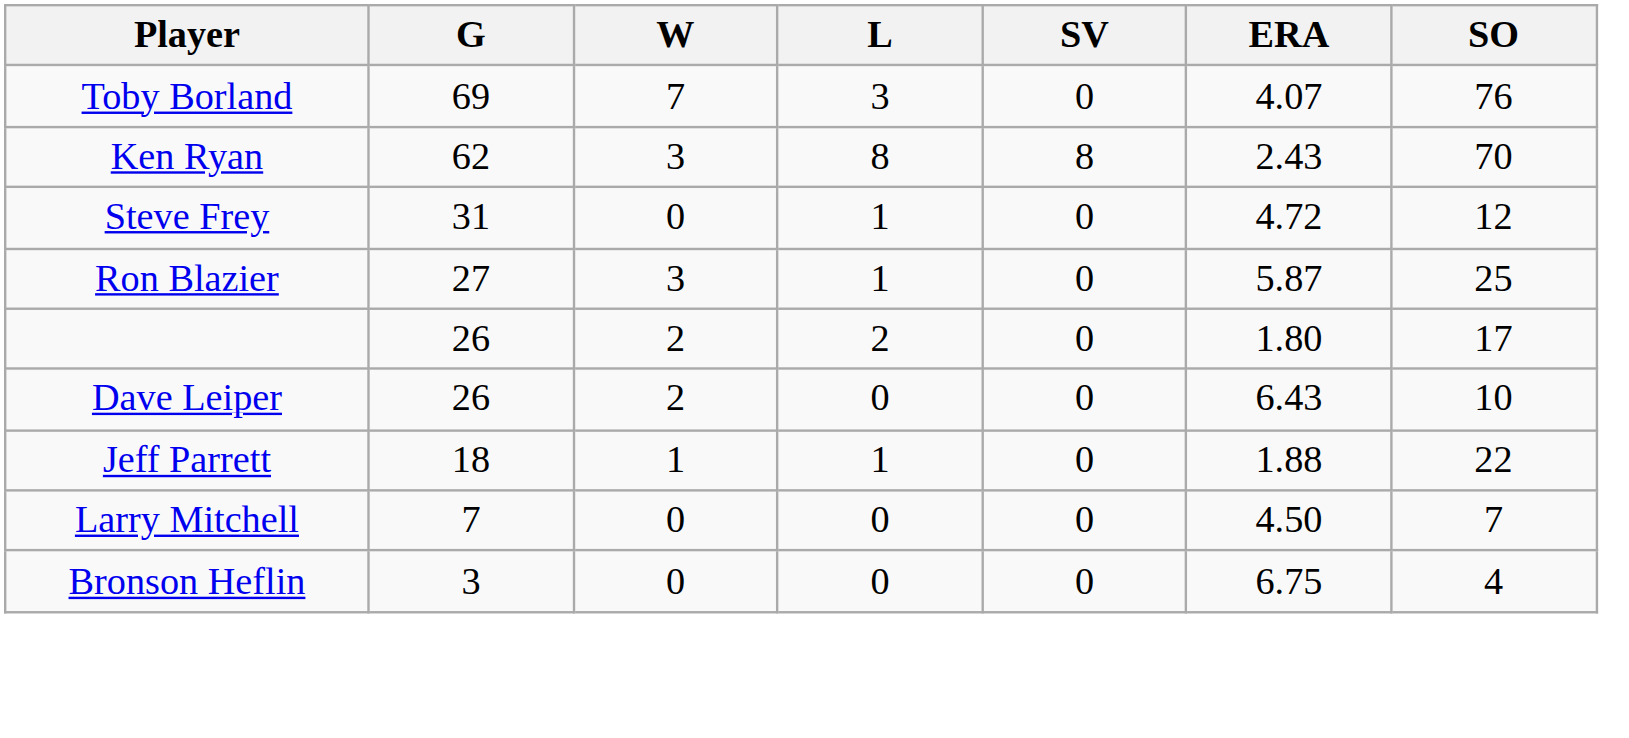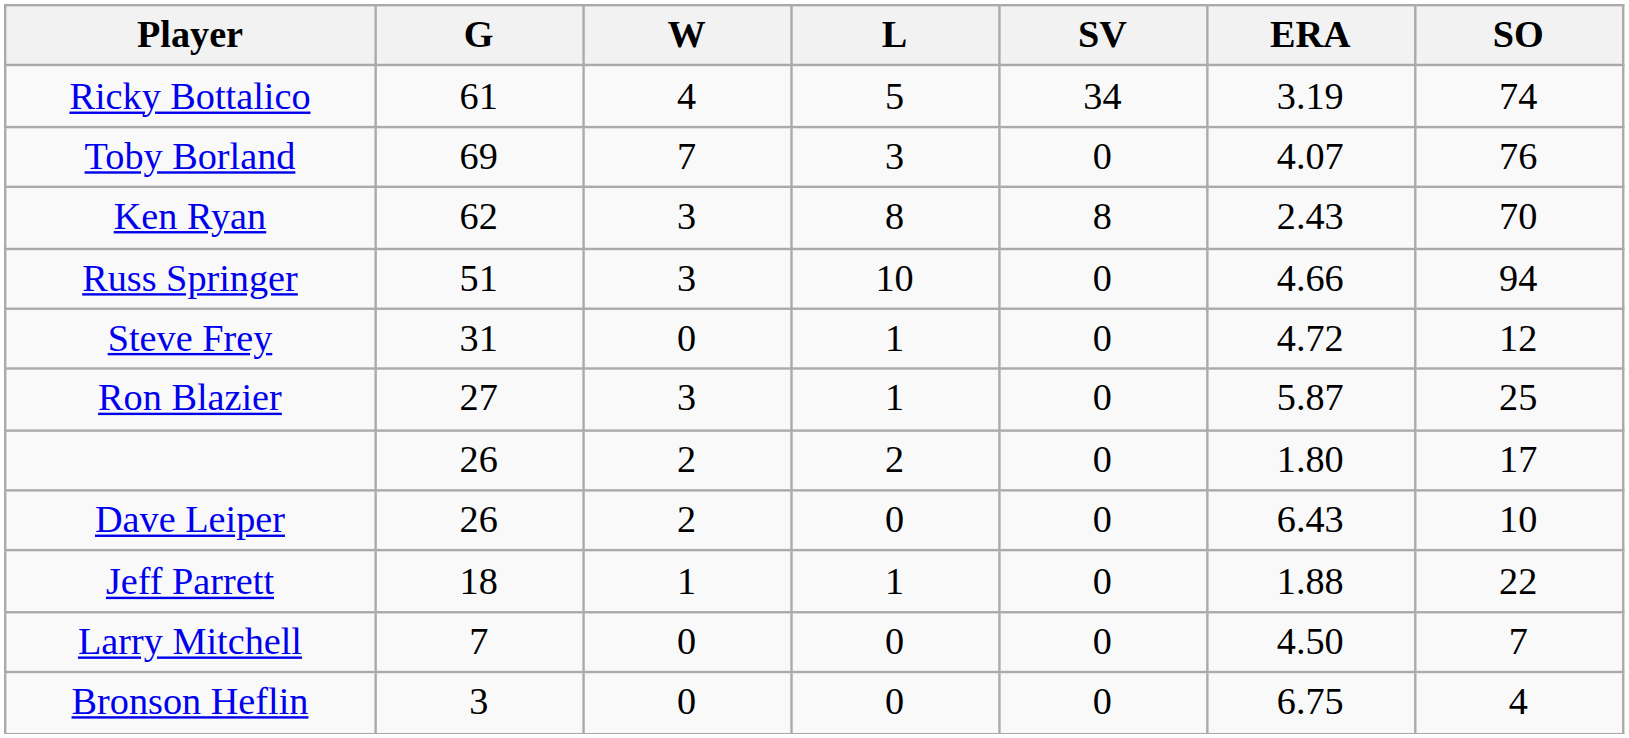+ row: (190, 95)
+ row: (190, 277)
